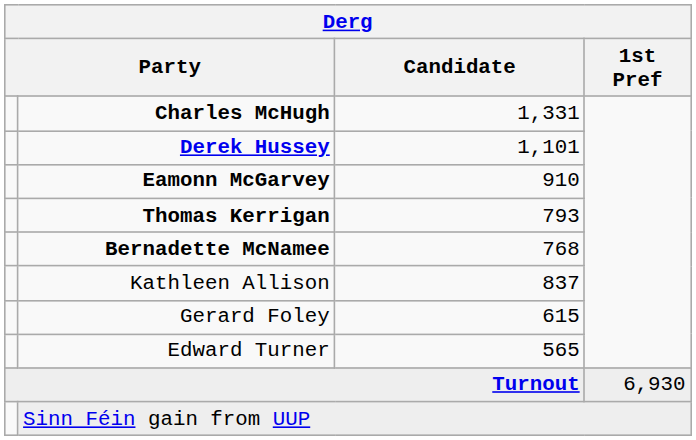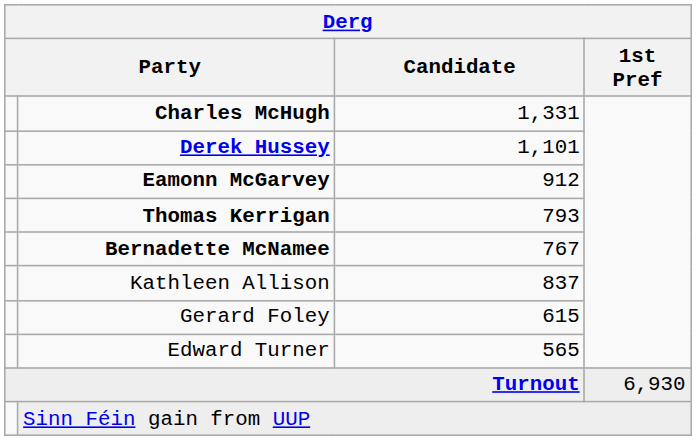(561, 181) 910 -> (561, 181) 912
(561, 249) 768 -> (561, 249) 767
